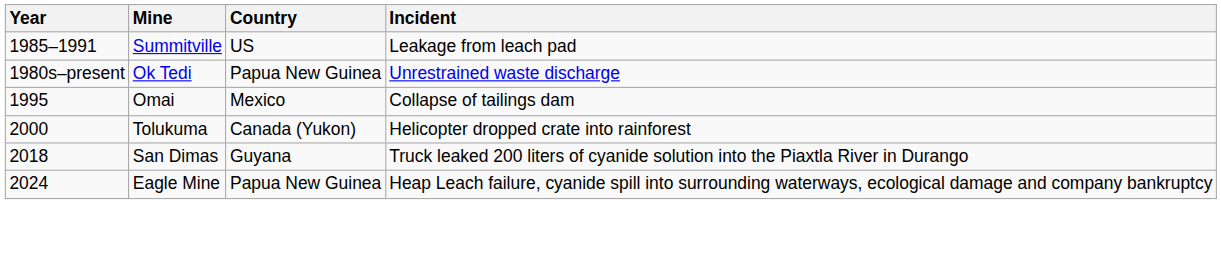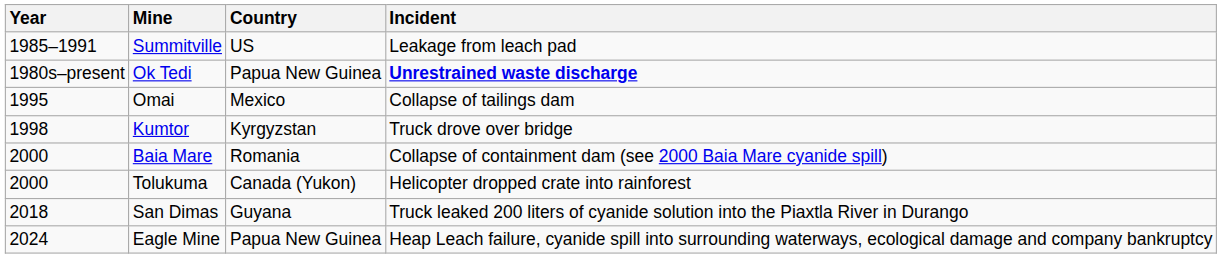(505, 73) normal -> (513, 73) bold
+ row: (161, 128)
+ row: (173, 156)
